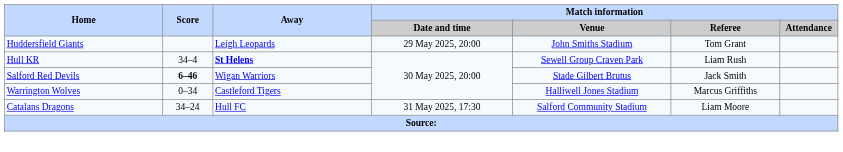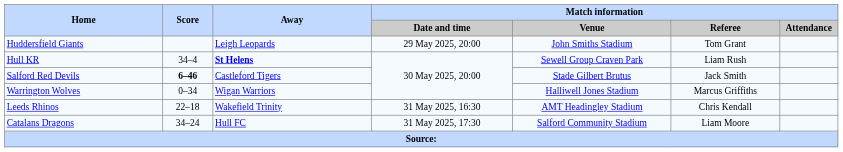(245, 75) Wigan Warriors -> (248, 75) Castleford Tigers
(248, 91) Castleford Tigers -> (245, 91) Wigan Warriors
+ row: (33, 107)
